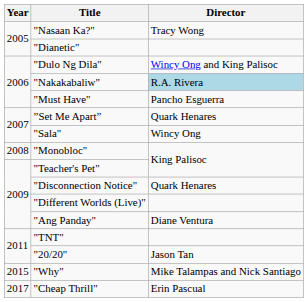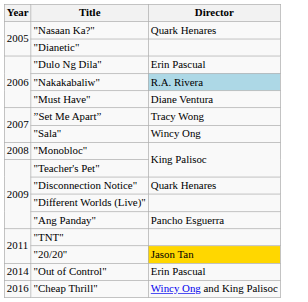(177, 30) Tracy Wong -> (184, 30) Quark Henares
(214, 64) Wincy Ong and King Palisoc -> (178, 64) Erin Pascual
(187, 99) Pancho Esguerra -> (182, 99) Diane Ventura
(184, 116) Quark Henares -> (177, 116) Tracy Wong
(182, 220) Diane Ventura -> (187, 220) Pancho Esguerra
(172, 254) no background -> (172, 254) gold background
+ row: (70, 271)
- row: (49, 271)
(18, 289) 2017 -> (18, 289) 2016
(178, 289) Erin Pascual -> (214, 289) Wincy Ong and King Palisoc
